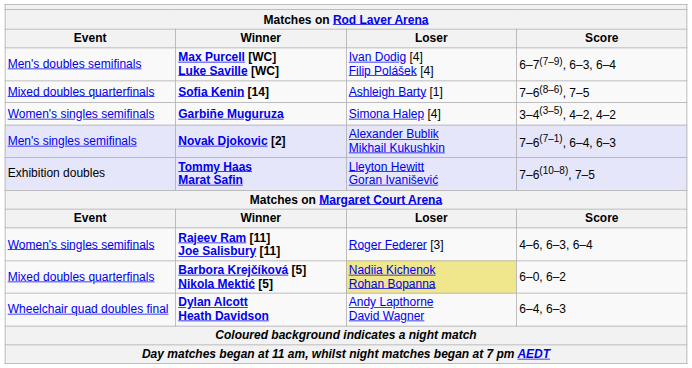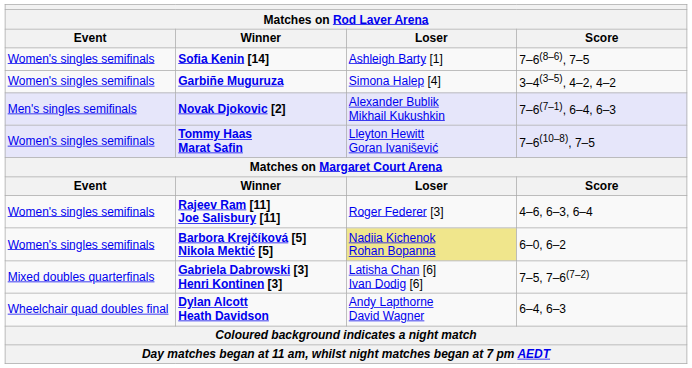- row: (229, 64)
(81, 91) Mixed doubles quarterfinals -> (81, 59) Women's singles semifinals
(56, 173) Exhibition doubles -> (81, 141) Women's singles semifinals
(81, 277) Mixed doubles quarterfinals -> (81, 244) Women's singles semifinals
+ row: (243, 277)
